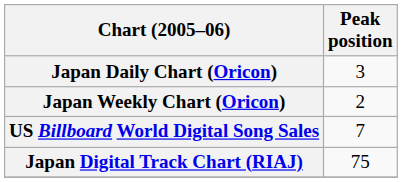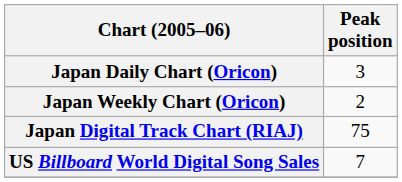rows swapped: (164, 161) <-> (164, 131)
